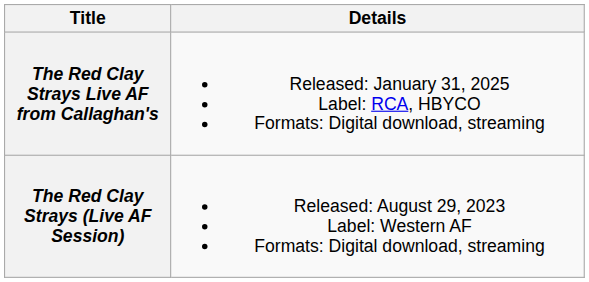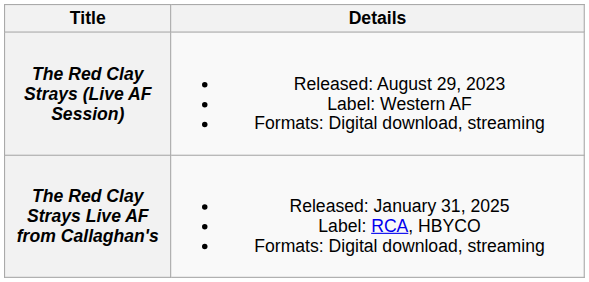rows swapped: (88, 216) <-> (88, 93)
